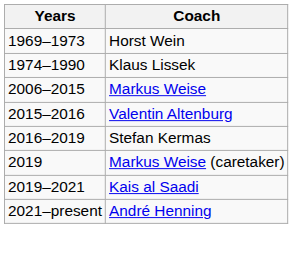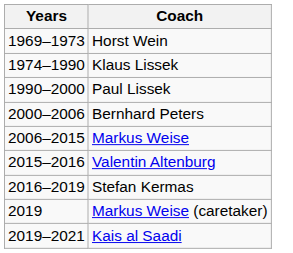+ row: (131, 89)
+ row: (148, 114)
- row: (160, 211)
